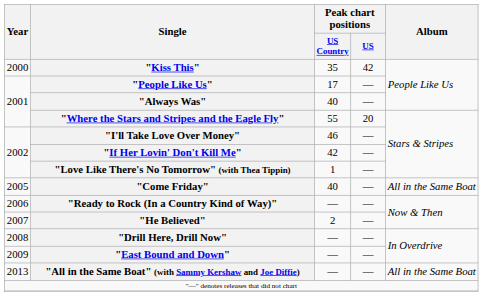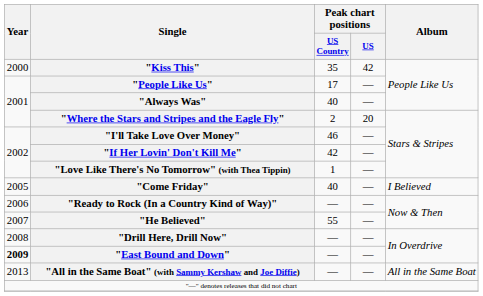(333, 118) 55 -> (333, 118) 2
(432, 186) All in the Same Boat -> (409, 186) I Believed
(333, 220) 2 -> (333, 220) 55
(18, 254) normal -> (18, 254) bold
